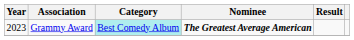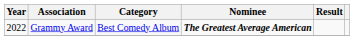(16, 27) 2023 -> (16, 27) 2022
(138, 27) paleturquoise background -> (138, 27) no background
